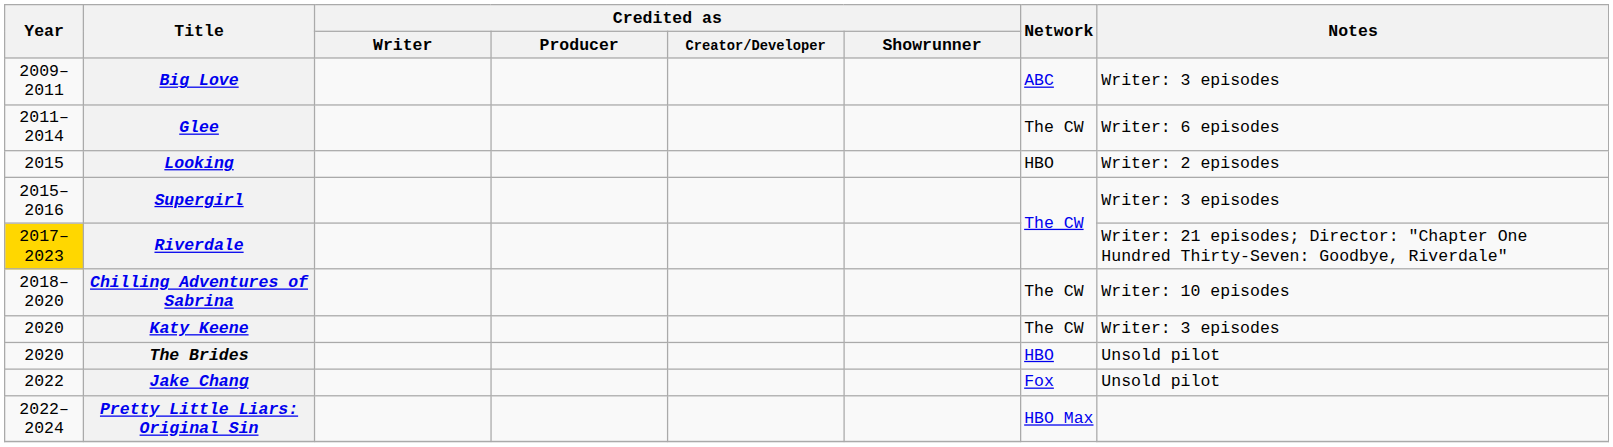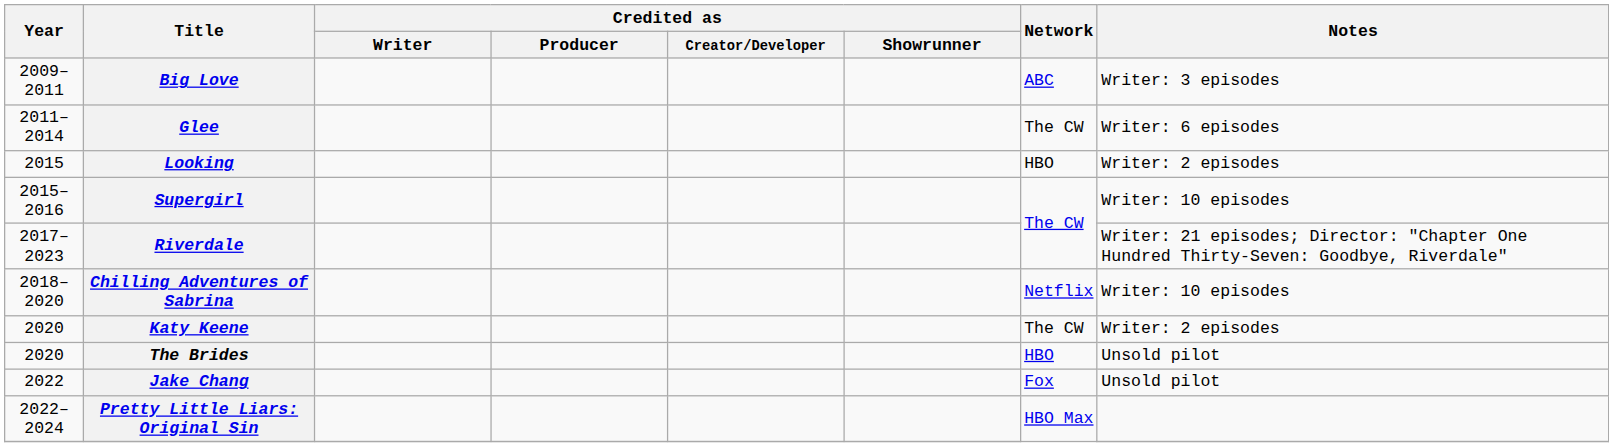(1191, 200) Writer: 3 episodes -> (1195, 200) Writer: 10 episodes
(44, 246) gold background -> (44, 246) no background
(1054, 292) The CW -> (1059, 292) Netflix
(1191, 329) Writer: 3 episodes -> (1191, 329) Writer: 2 episodes
